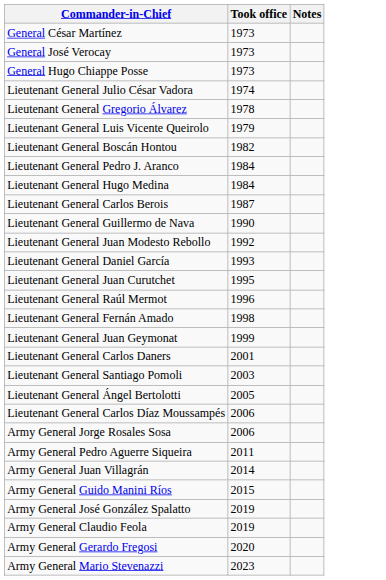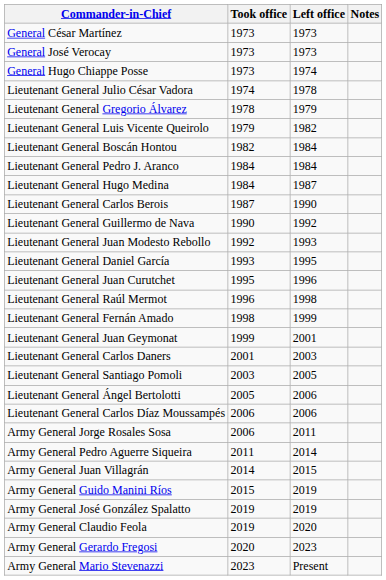+ column: (319, 14)
